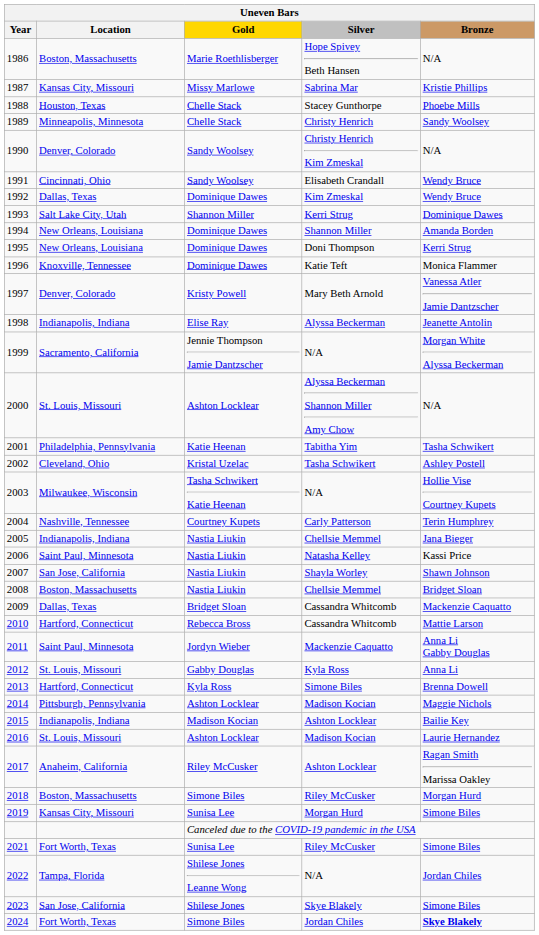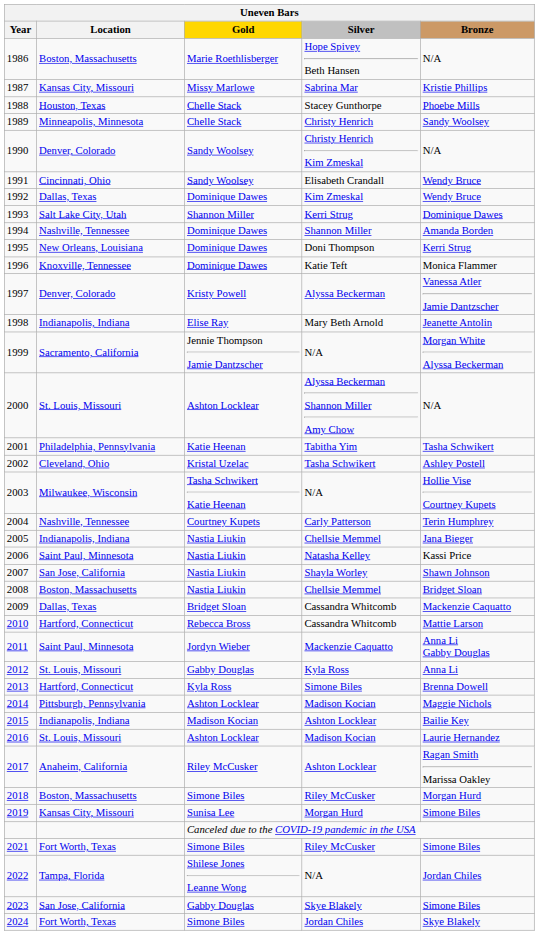(91, 231) New Orleans, Louisiana -> (84, 231) Nashville, Tennessee
(344, 294) Mary Beth Arnold -> (345, 294) Alyssa Beckerman
(345, 323) Alyssa Beckerman -> (344, 323) Mary Beth Arnold
(211, 847) Sunisa Lee -> (216, 847) Simone Biles
(216, 905) Shilese Jones -> (220, 905) Gabby Douglas
(452, 922) bold -> (451, 922) normal
